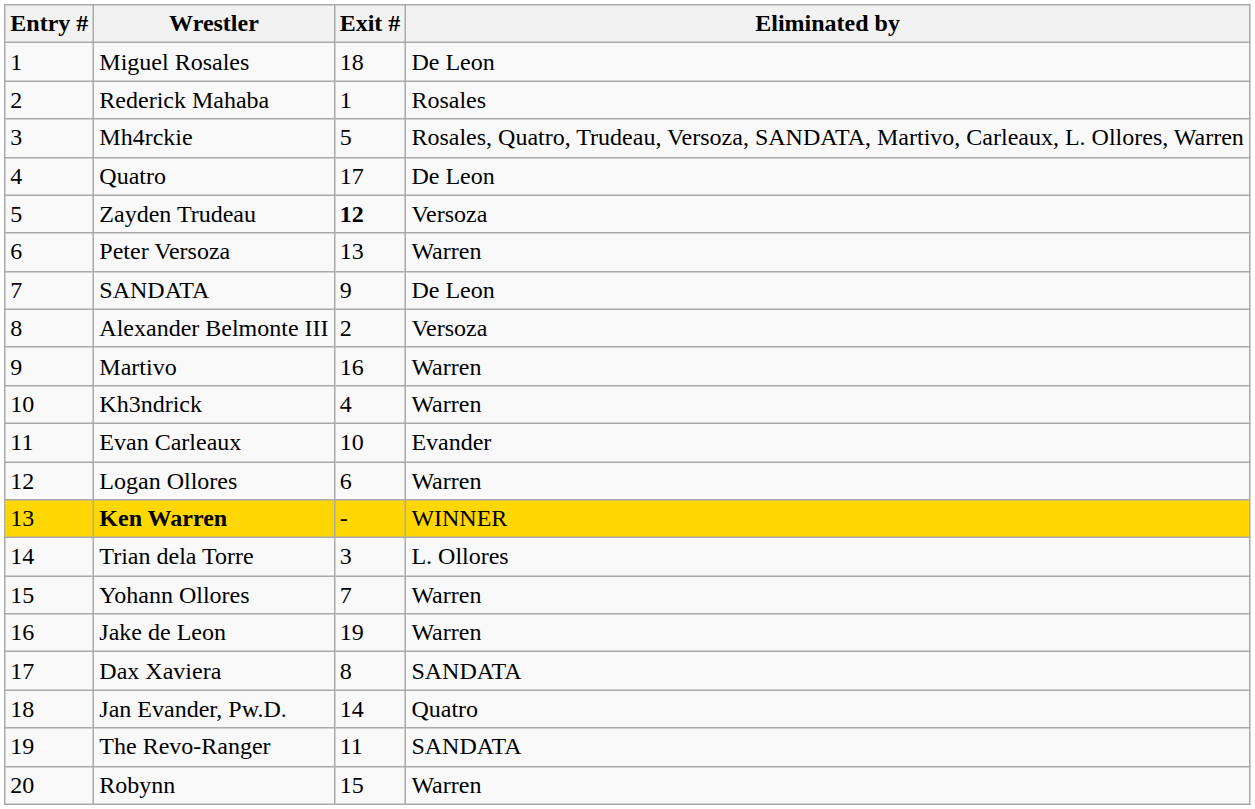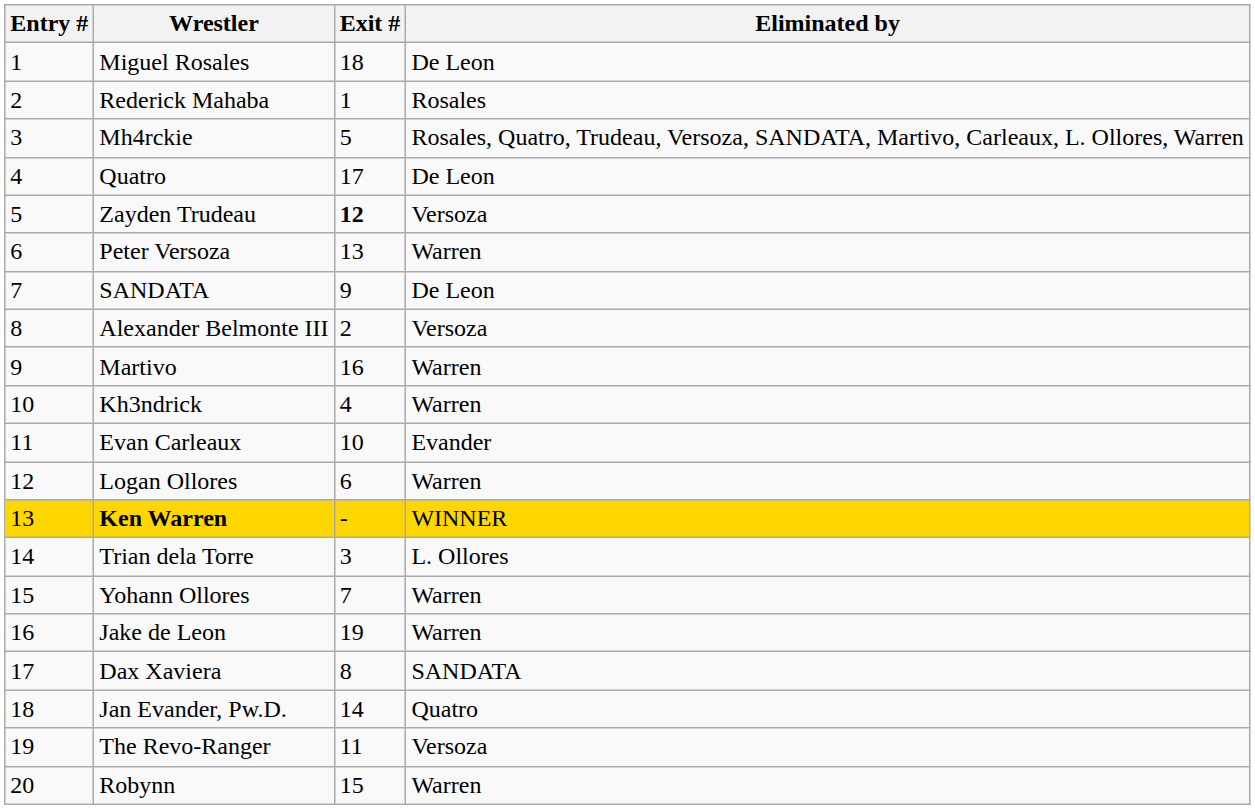(466, 746) SANDATA -> (449, 746) Versoza
